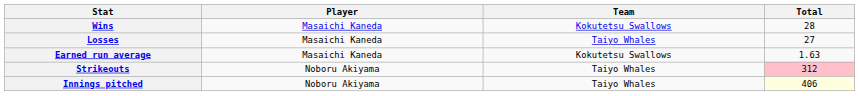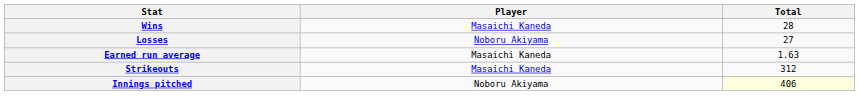- column: (624, 12)
(342, 40) Masaichi Kaneda -> (511, 40) Noboru Akiyama
(342, 69) Noboru Akiyama -> (511, 69) Masaichi Kaneda
(809, 69) pink background -> (788, 69) no background
